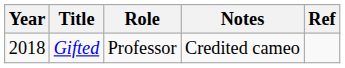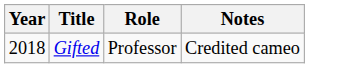- column: (322, 18)
